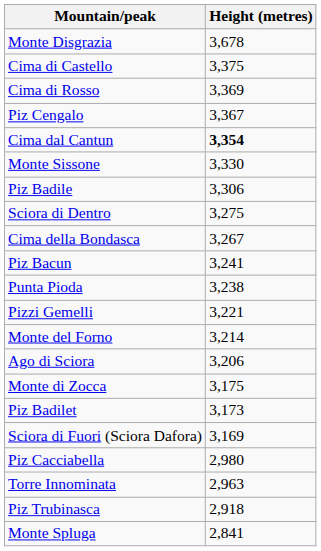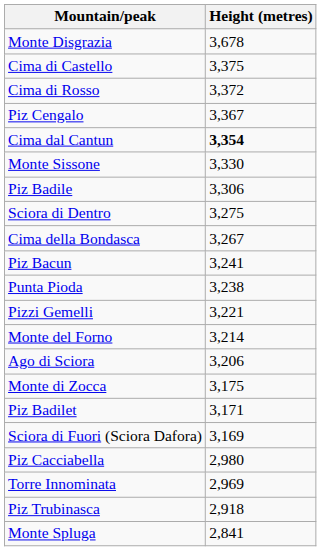(227, 90) 3,369 -> (227, 90) 3,372
(227, 410) 3,173 -> (227, 410) 3,171
(227, 484) 2,963 -> (227, 484) 2,969
